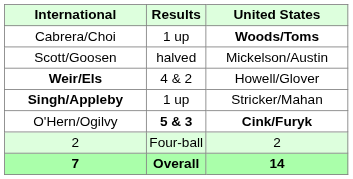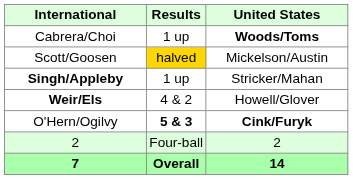(176, 57) no background -> (176, 57) gold background
rows swapped: (75, 78) <-> (75, 100)
